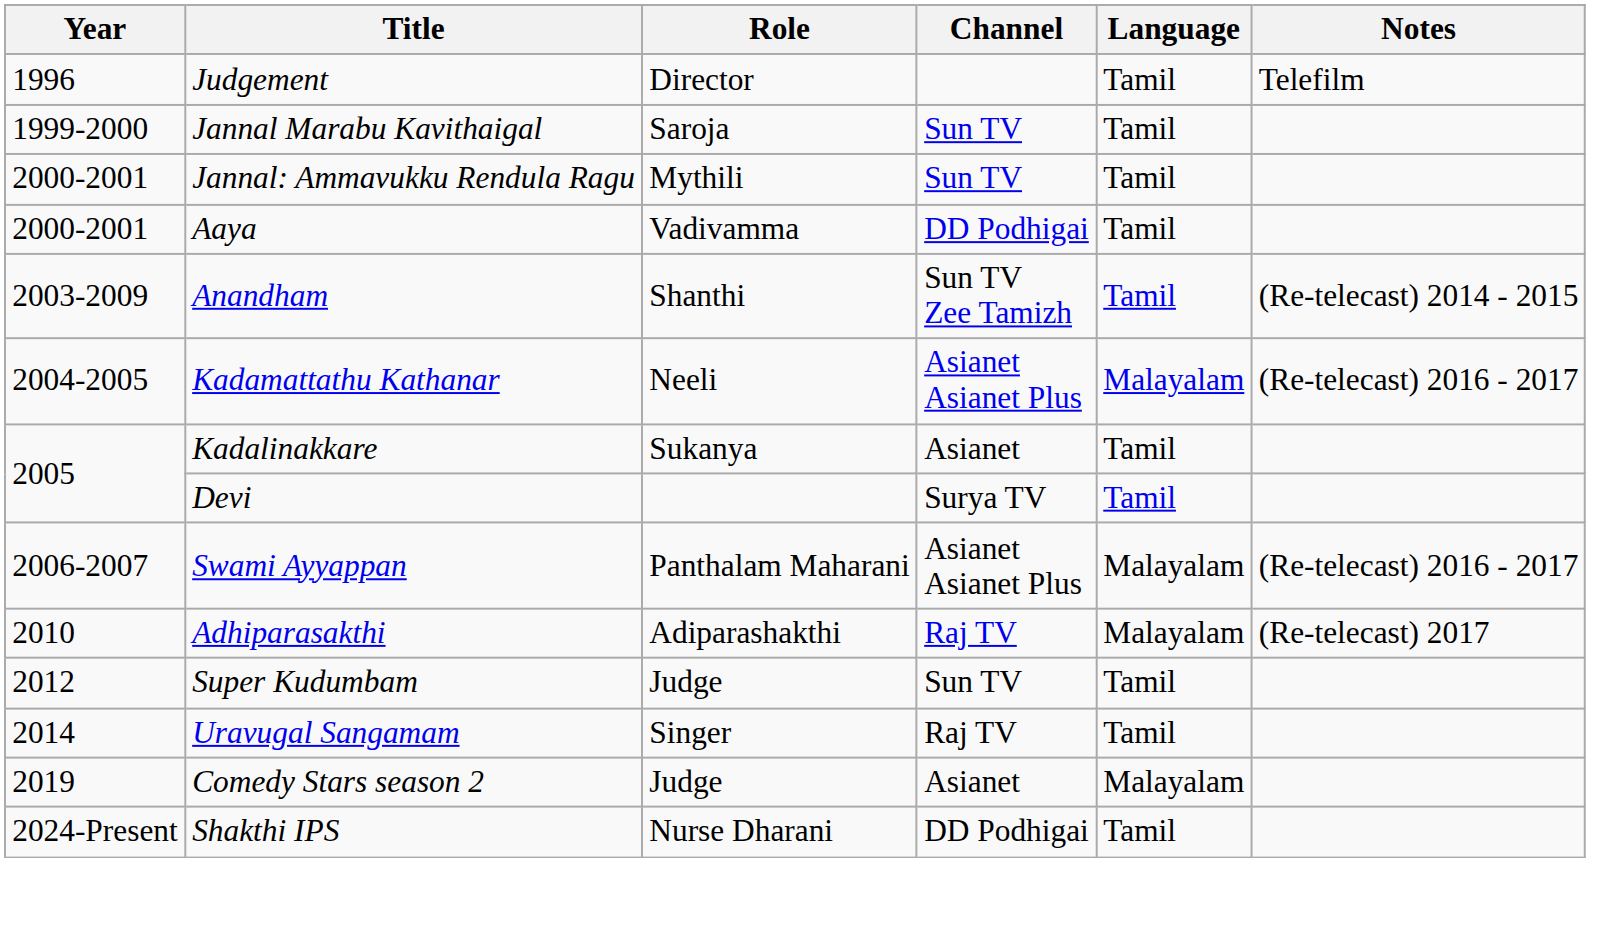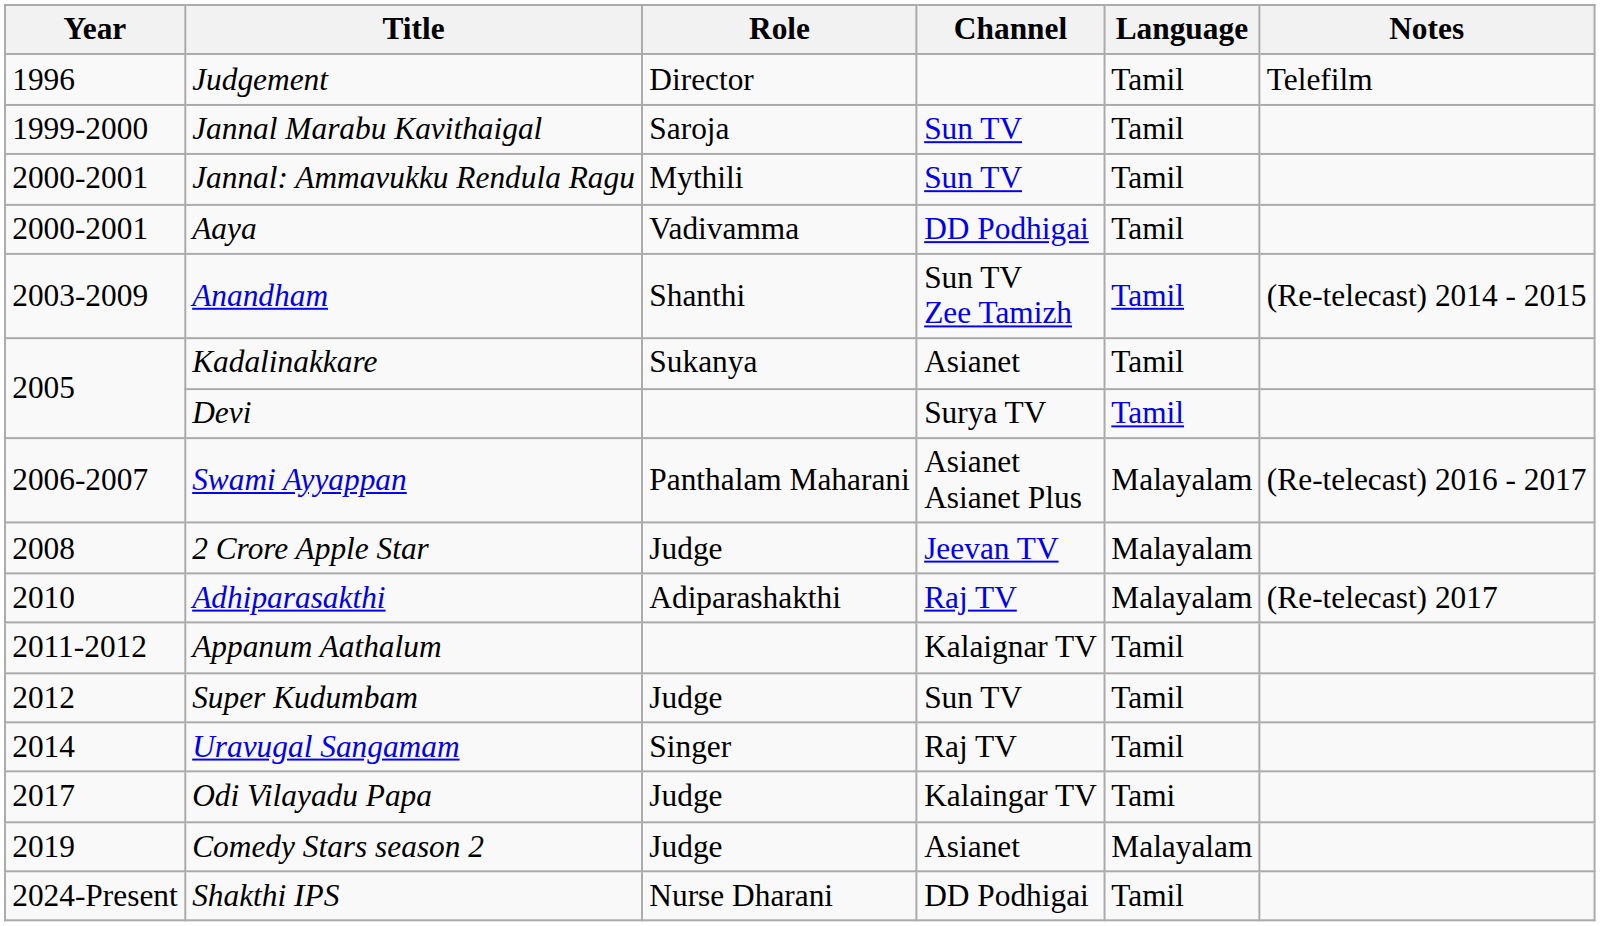- row: (346, 380)
+ row: (310, 547)
+ row: (317, 647)
+ row: (312, 796)
